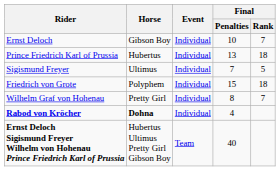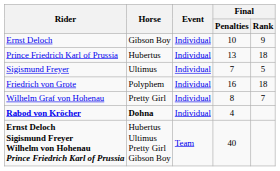(263, 41) 7 -> (263, 41) 9
(232, 84) 15 -> (232, 84) 16
